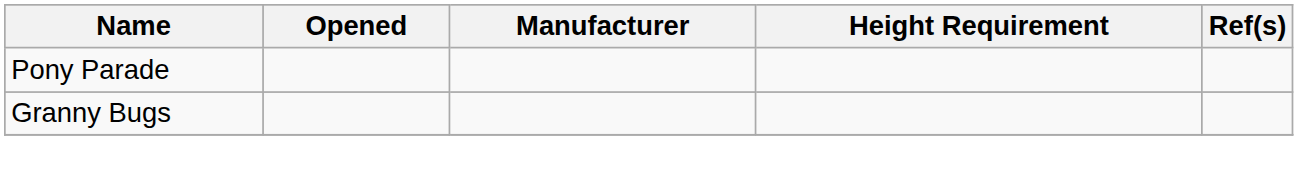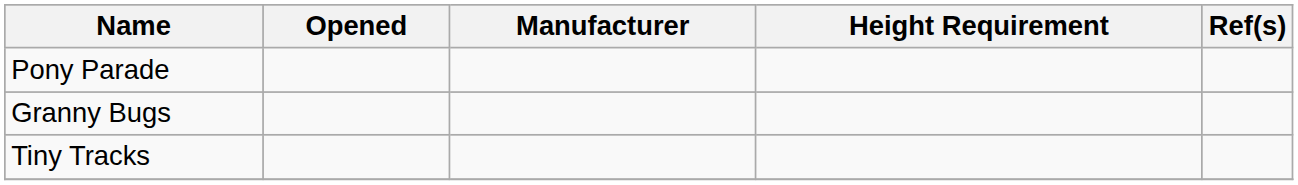+ row: (81, 156)
